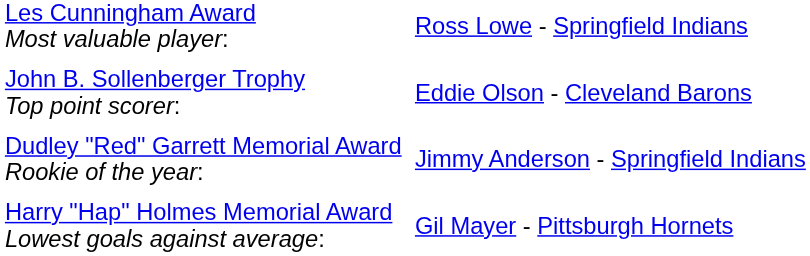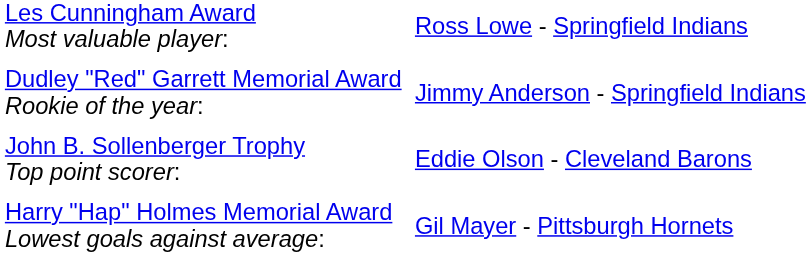rows swapped: (155, 92) <-> (203, 159)
